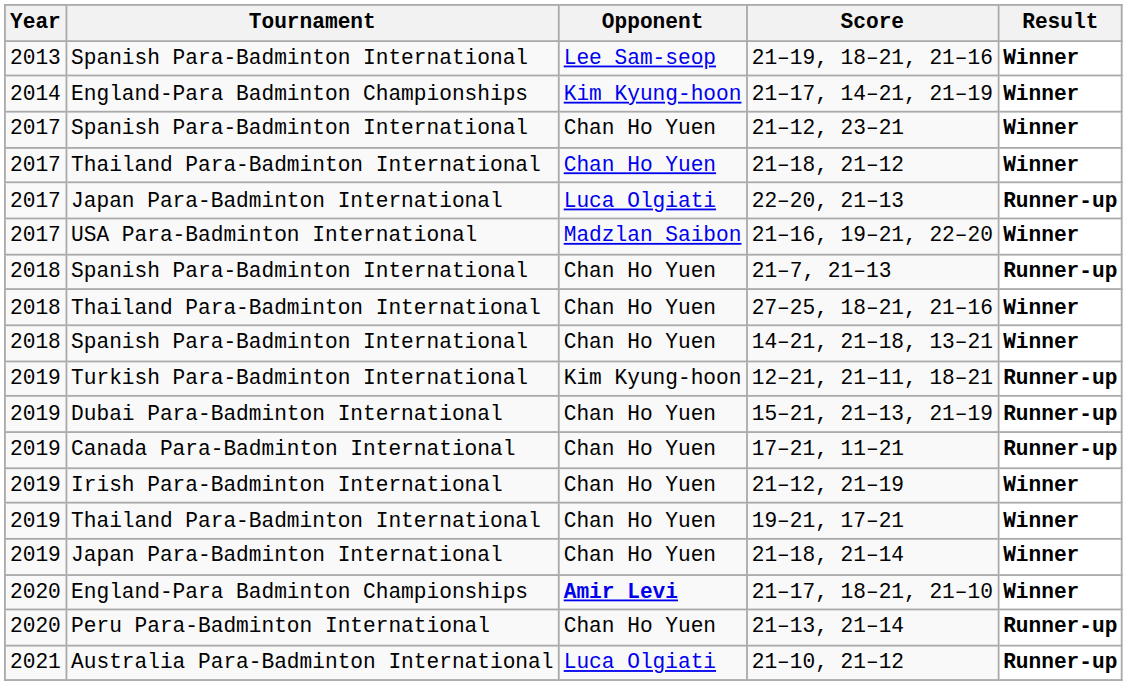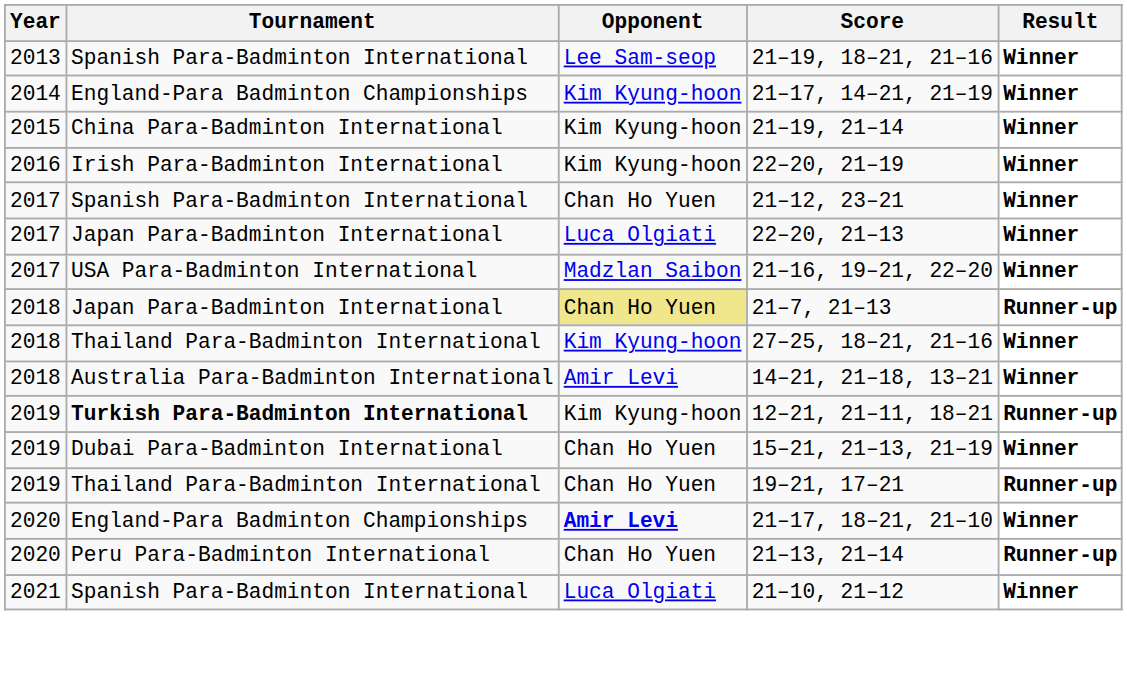+ row: (828, 129)
+ row: (828, 165)
- row: (828, 165)
(1060, 200) Runner-up -> (1041, 236) Winner
(300, 271) Spanish Para-Badminton International -> (287, 307) Japan Para-Badminton International
(640, 271) no background -> (640, 307) khaki background
(640, 307) Chan Ho Yuen -> (653, 343) Kim Kyung-hoon
(300, 343) Spanish Para-Badminton International -> (312, 378) Australia Para-Badminton International
(640, 343) Chan Ho Yuen -> (621, 378) Amir Levi
(300, 378) normal -> (300, 414) bold
(1060, 414) Runner-up -> (1041, 449) Winner
- row: (828, 449)
- row: (828, 485)
(1041, 520) Winner -> (1060, 485) Runner-up
- row: (828, 556)
(312, 663) Australia Para-Badminton International -> (300, 592) Spanish Para-Badminton International
(1060, 663) Runner-up -> (1041, 592) Winner
